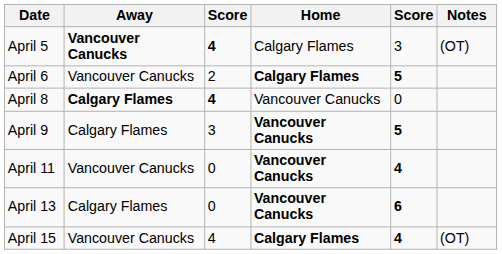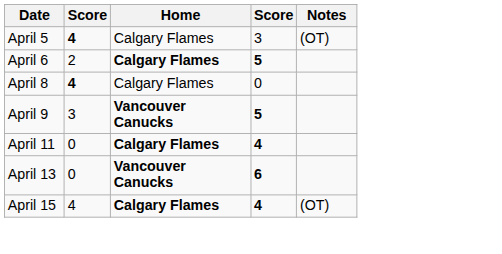- column: (134, 15)
(317, 99) Vancouver Canucks -> (164, 83) Calgary Flames
(290, 168) Vancouver Canucks -> (166, 144) Calgary Flames
